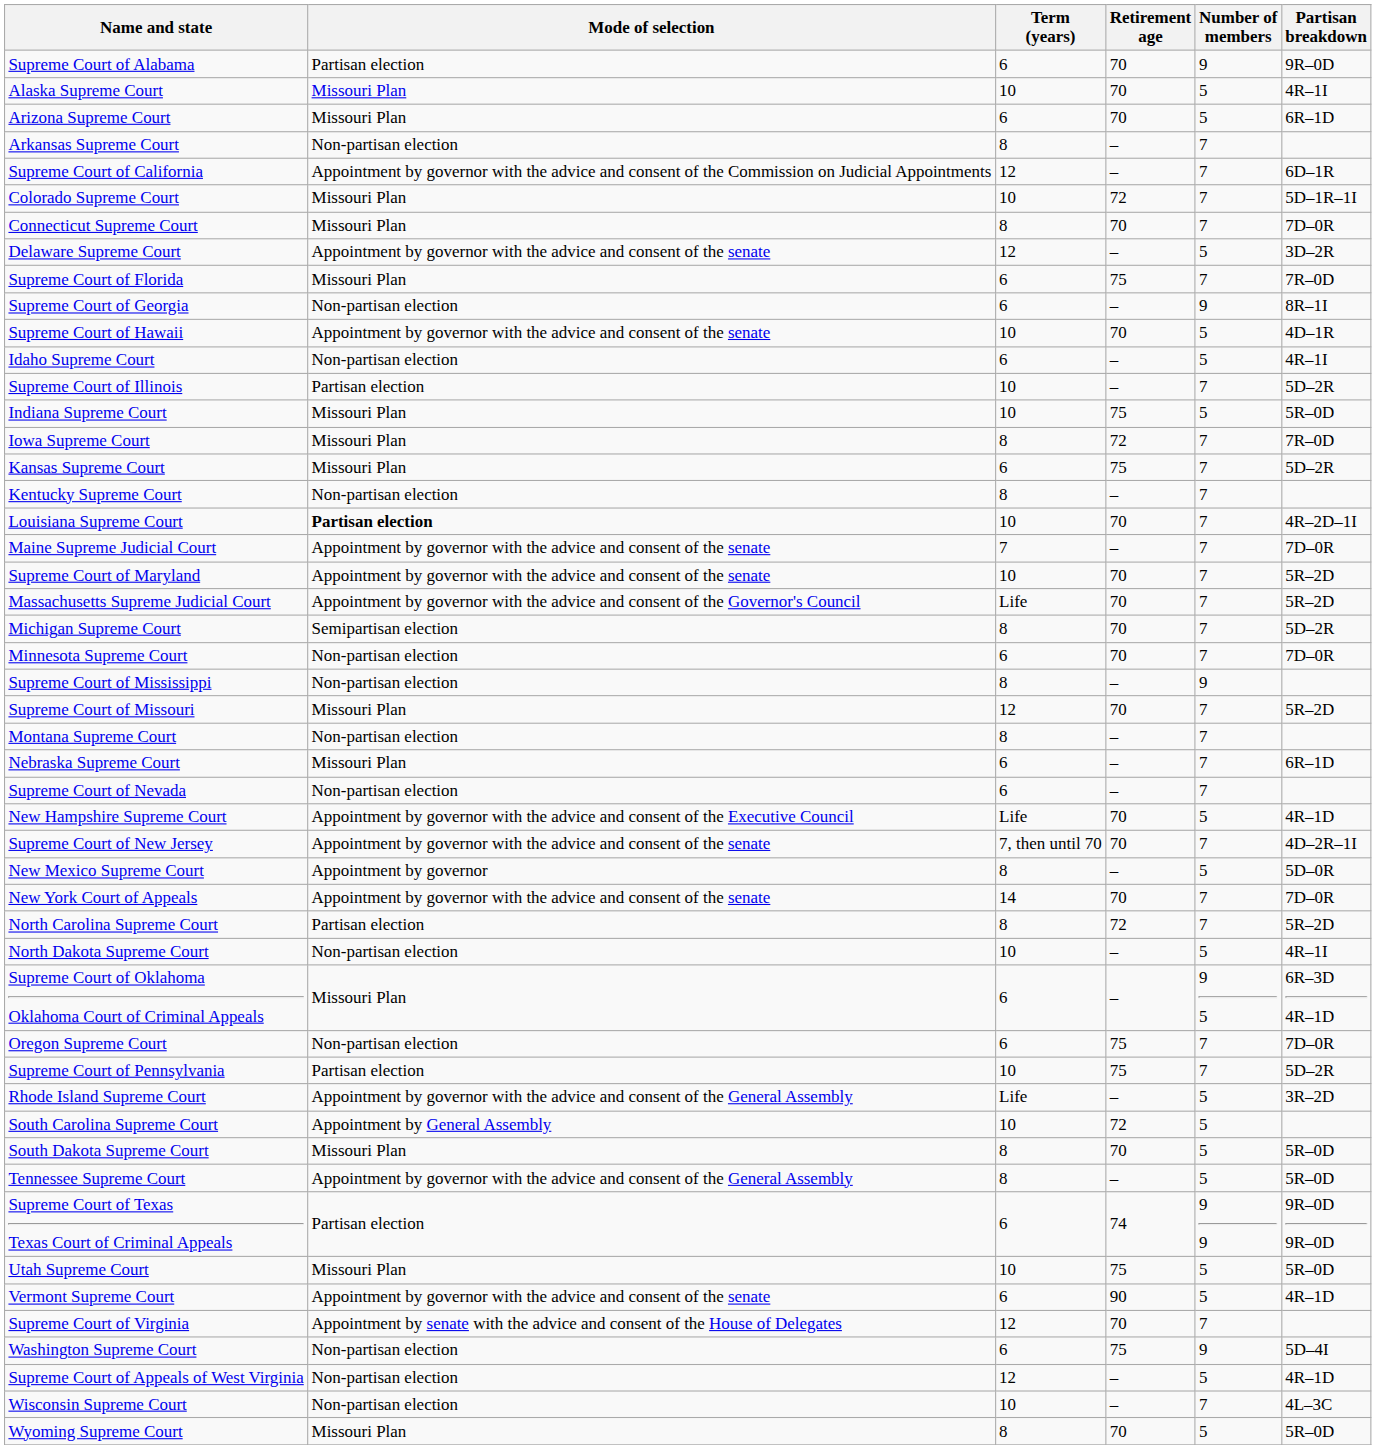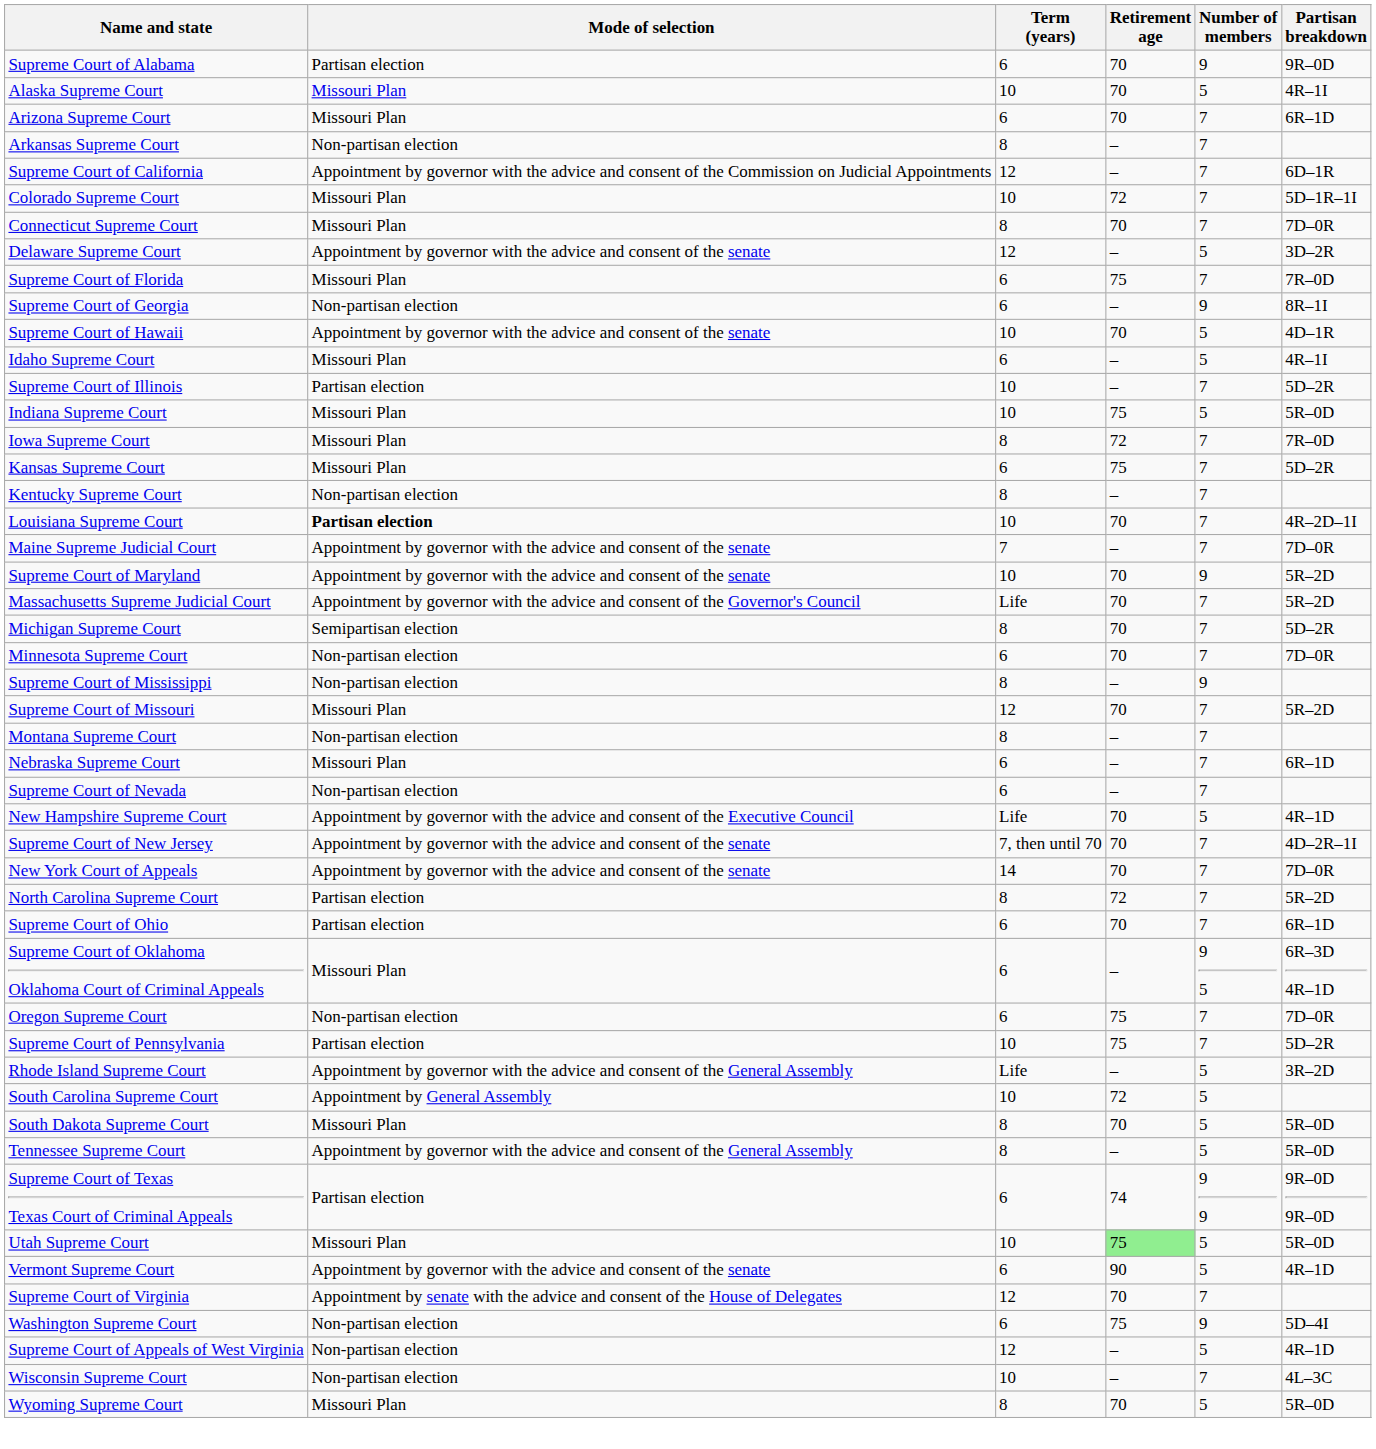(1203, 117) 5 -> (1203, 117) 7
(385, 359) Non-partisan election -> (359, 359) Missouri Plan
(1203, 574) 7 -> (1203, 574) 9
- row: (106, 870)
- row: (109, 951)
+ row: (88, 924)
(1118, 1269) no background -> (1118, 1243) lightgreen background
